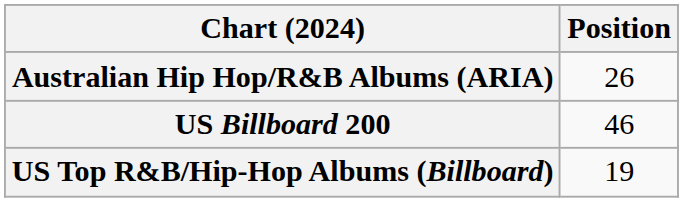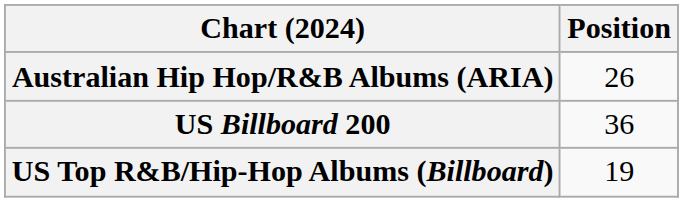(619, 123) 46 -> (619, 123) 36
